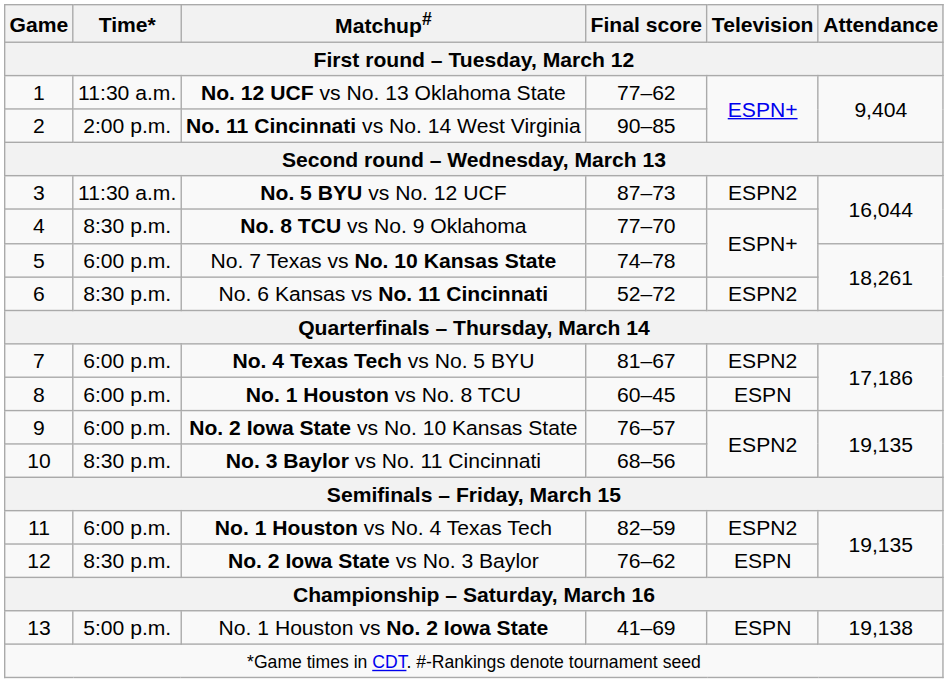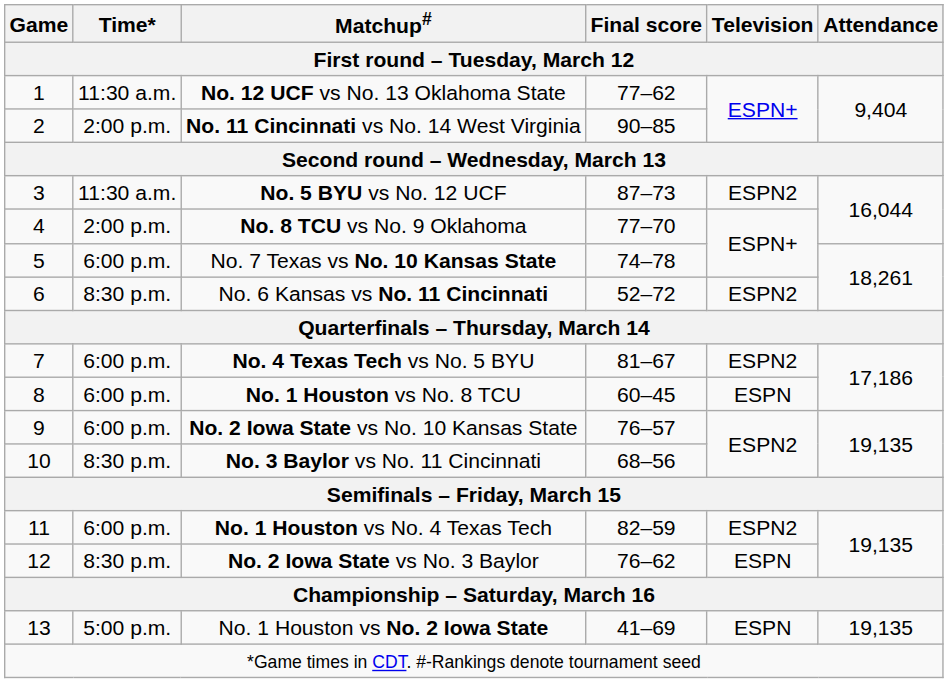(127, 227) 8:30 p.m. -> (127, 227) 2:00 p.m.
(881, 628) 19,138 -> (881, 628) 19,135
